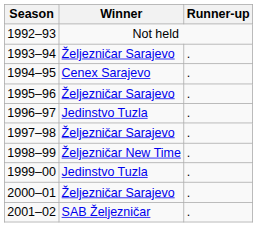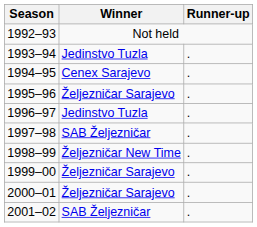(118, 53) Željezničar Sarajevo -> (105, 53) Jedinstvo Tuzla
(118, 133) Željezničar Sarajevo -> (106, 133) SAB Željezničar
(105, 172) Jedinstvo Tuzla -> (118, 172) Željezničar Sarajevo
